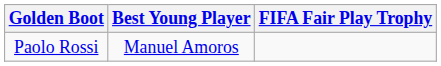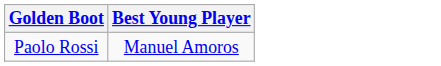- column: (345, 18)
